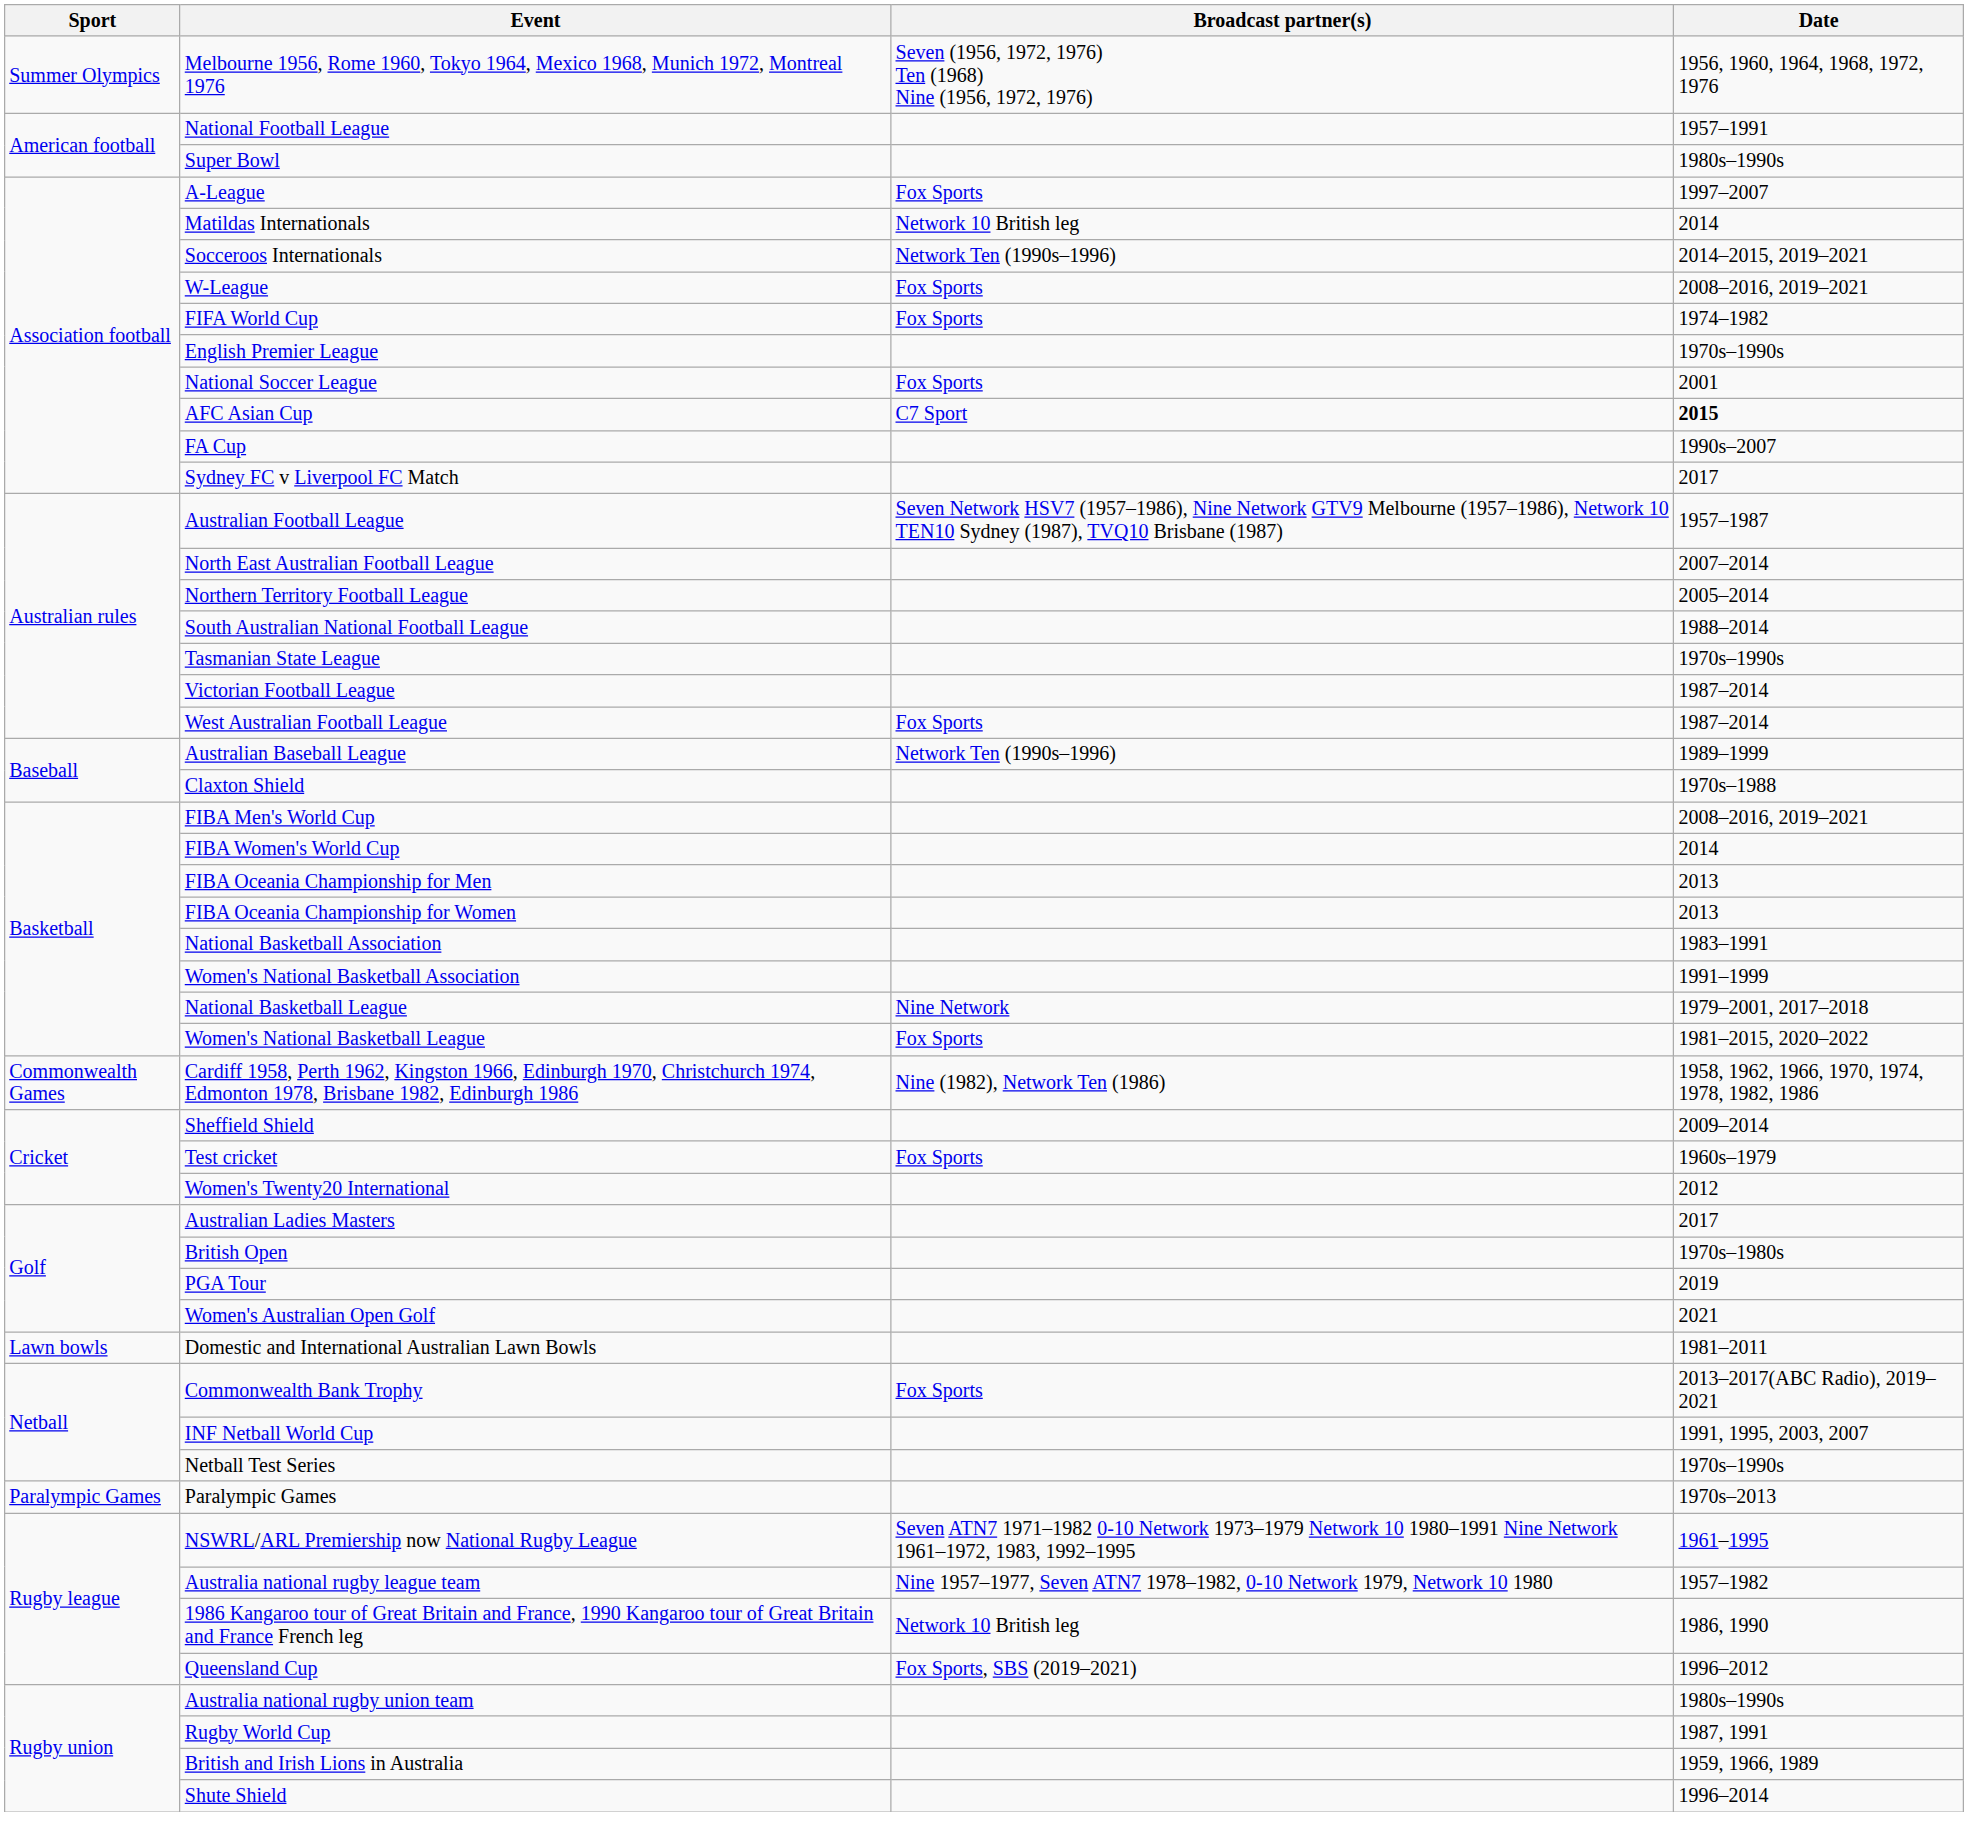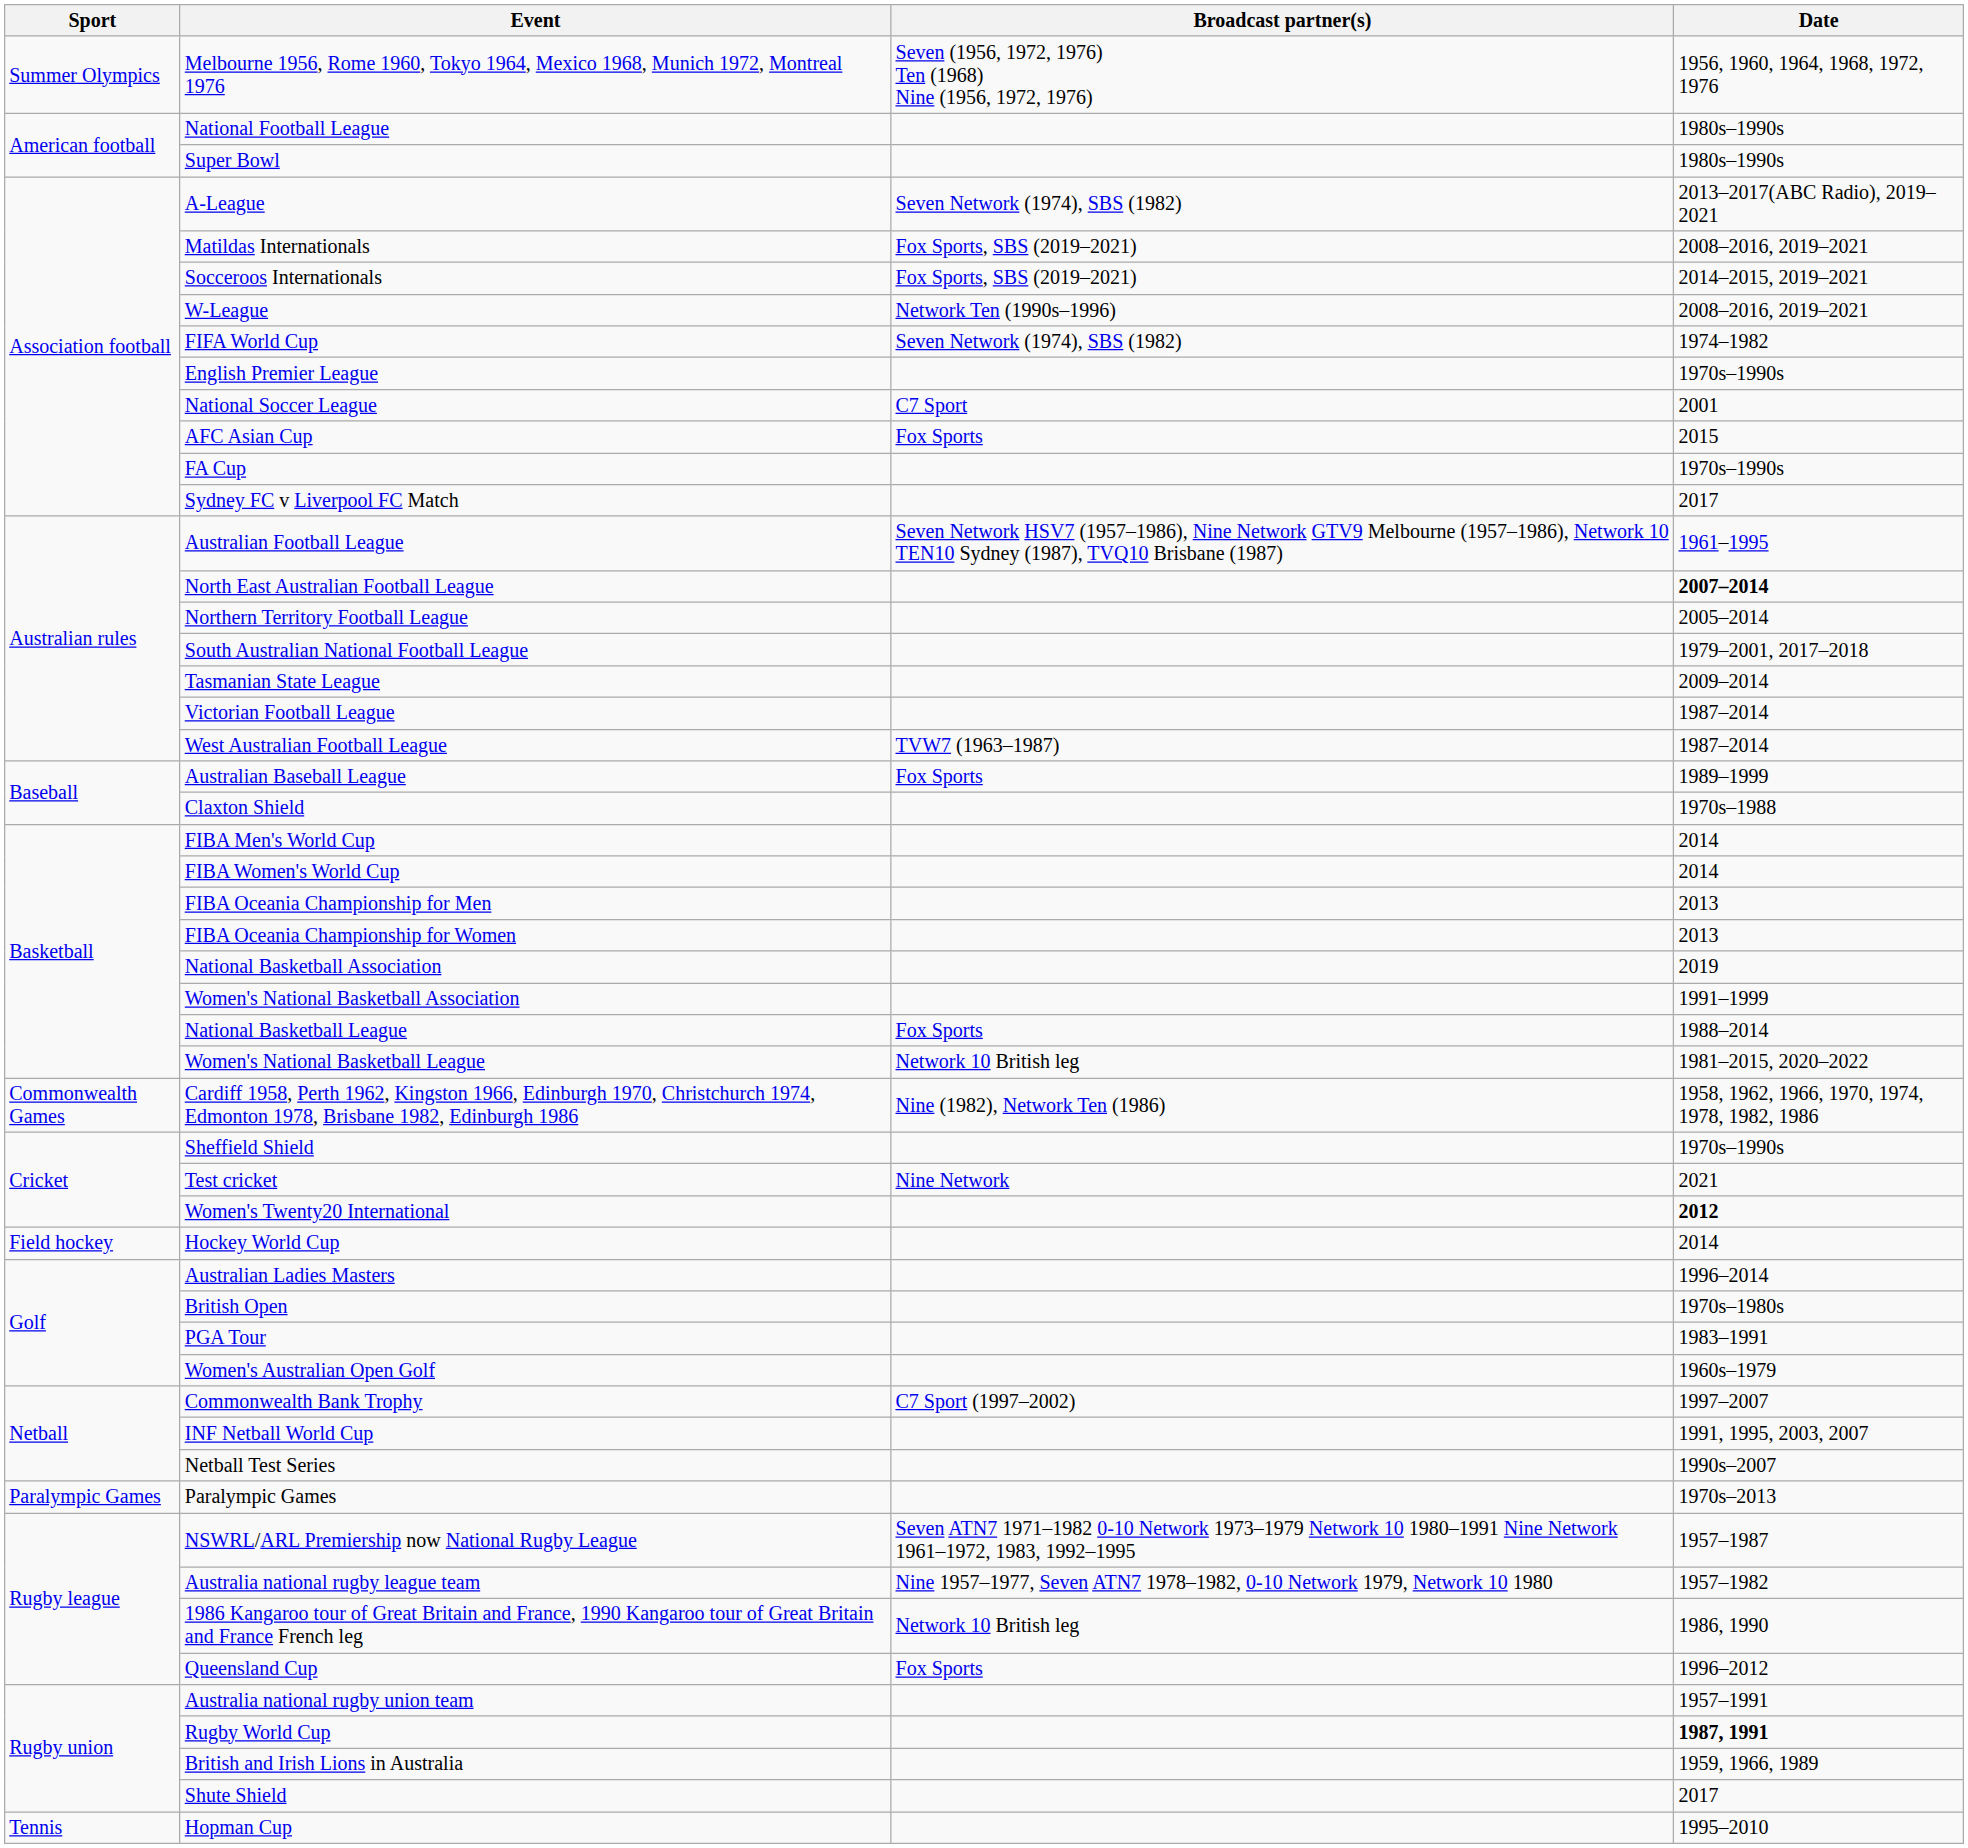(1724, 128) 1957–1991 -> (1731, 128) 1980s–1990s
(939, 192) Fox Sports -> (1039, 203) Seven Network (1974), SBS (1982)
(1724, 192) 1997–2007 -> (1807, 203) 2013–2017(ABC Radio), 2019–2021
(987, 223) Network 10 British leg -> (1016, 246) Fox Sports, SBS (2019–2021)
(1699, 223) 2014 -> (1774, 246) 2008–2016, 2019–2021
(1006, 255) Network Ten (1990s–1996) -> (1016, 278) Fox Sports, SBS (2019–2021)
(939, 287) Fox Sports -> (1006, 309) Network Ten (1990s–1996)
(939, 319) Fox Sports -> (1039, 341) Seven Network (1974), SBS (1982)
(939, 382) Fox Sports -> (931, 405) C7 Sport
(931, 414) C7 Sport -> (939, 436) Fox Sports
(1699, 414) bold -> (1699, 436) normal
(1727, 445) 1990s–2007 -> (1731, 468) 1970s–1990s
(1724, 520) 1957–1987 -> (1724, 543) 1961–1995
(1724, 563) normal -> (1724, 586) bold
(1724, 627) 1988–2014 -> (1774, 649) 1979–2001, 2017–2018
(1731, 658) 1970s–1990s -> (1724, 681) 2009–2014
(939, 722) Fox Sports -> (977, 744) TVW7 (1963–1987)
(1006, 753) Network Ten (1990s–1996) -> (939, 776) Fox Sports
(1774, 817) 2008–2016, 2019–2021 -> (1699, 839) 2014
(1724, 944) 1983–1991 -> (1699, 966) 2019
(952, 1007) Nine Network -> (939, 1030) Fox Sports
(1774, 1007) 1979–2001, 2017–2018 -> (1724, 1030) 1988–2014
(939, 1039) Fox Sports -> (987, 1061) Network 10 British leg
(1724, 1125) 2009–2014 -> (1731, 1147) 1970s–1990s
(939, 1157) Fox Sports -> (952, 1179) Nine Network
(1727, 1157) 1960s–1979 -> (1699, 1179) 2021
(1699, 1188) normal -> (1699, 1211) bold
+ row: (262, 1243)
(1699, 1220) 2017 -> (1724, 1274) 1996–2014
(1699, 1283) 2019 -> (1724, 1338) 1983–1991
(1699, 1315) 2021 -> (1727, 1369) 1960s–1979
- row: (391, 1347)
(939, 1390) Fox Sports -> (986, 1401) C7 Sport (1997–2002)
(1807, 1390) 2013–2017(ABC Radio), 2019–2021 -> (1724, 1401) 1997–2007
(1731, 1465) 1970s–1990s -> (1727, 1465) 1990s–2007
(1724, 1539) 1961–1995 -> (1724, 1539) 1957–1987
(1016, 1668) Fox Sports, SBS (2019–2021) -> (939, 1668) Fox Sports
(1731, 1700) 1980s–1990s -> (1724, 1700) 1957–1991
(1724, 1732) normal -> (1724, 1732) bold
(1724, 1795) 1996–2014 -> (1699, 1795) 2017
+ row: (238, 1827)
